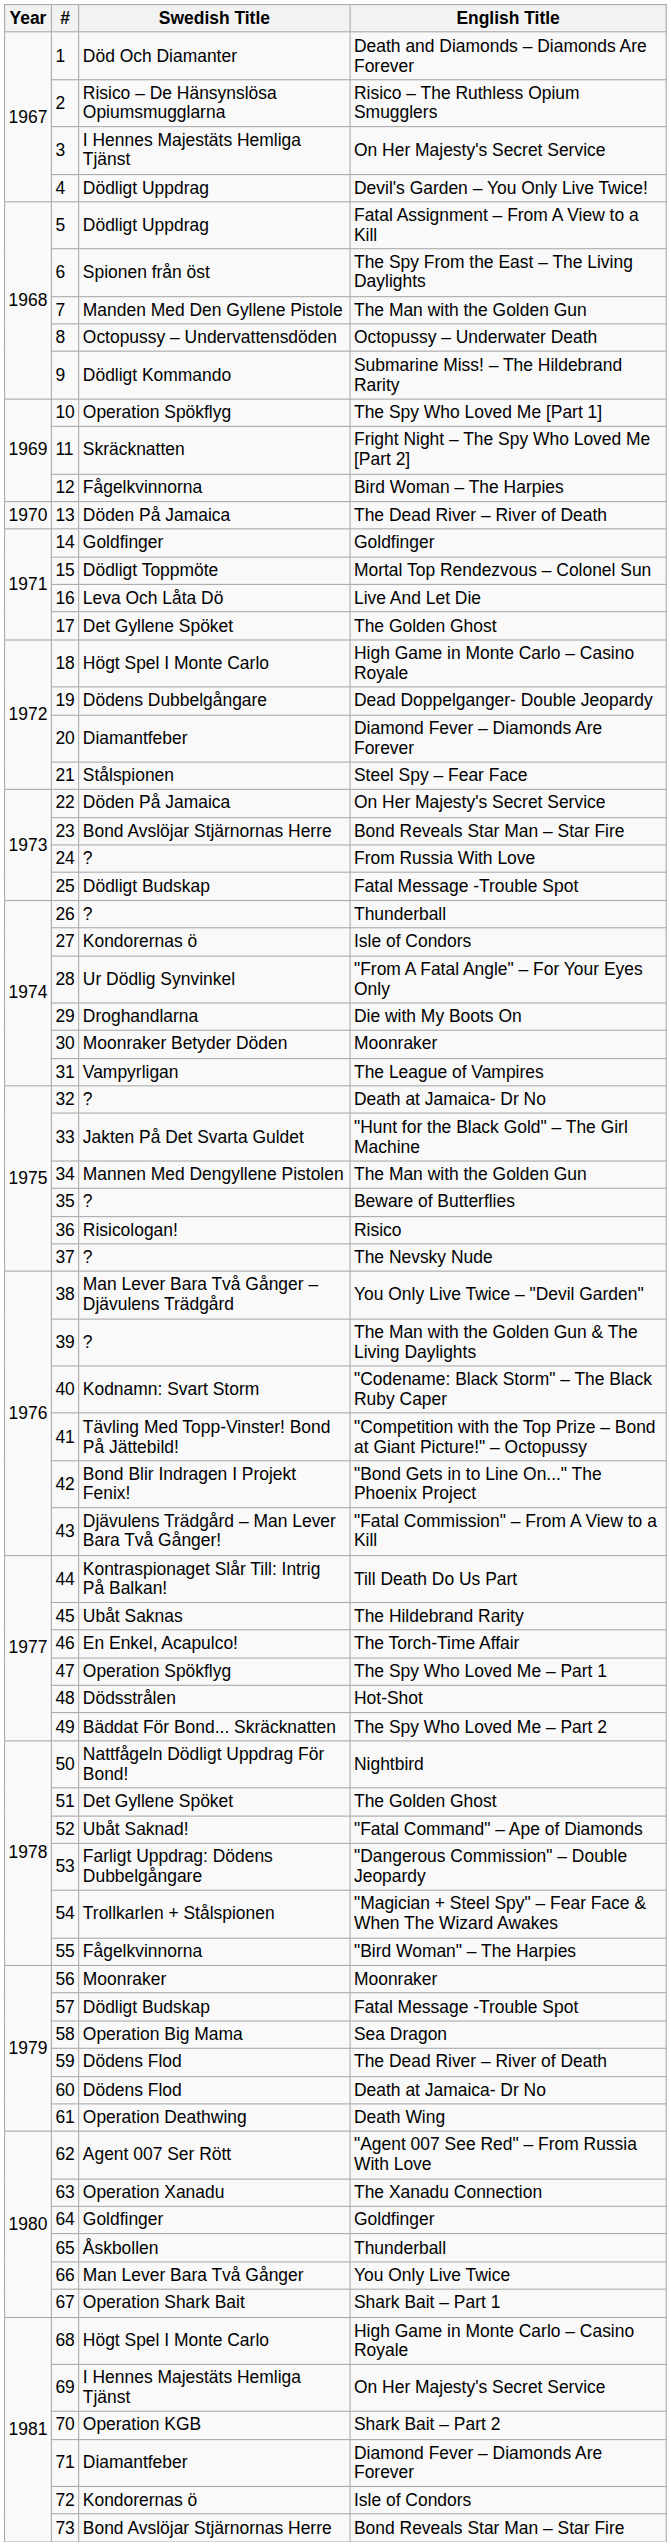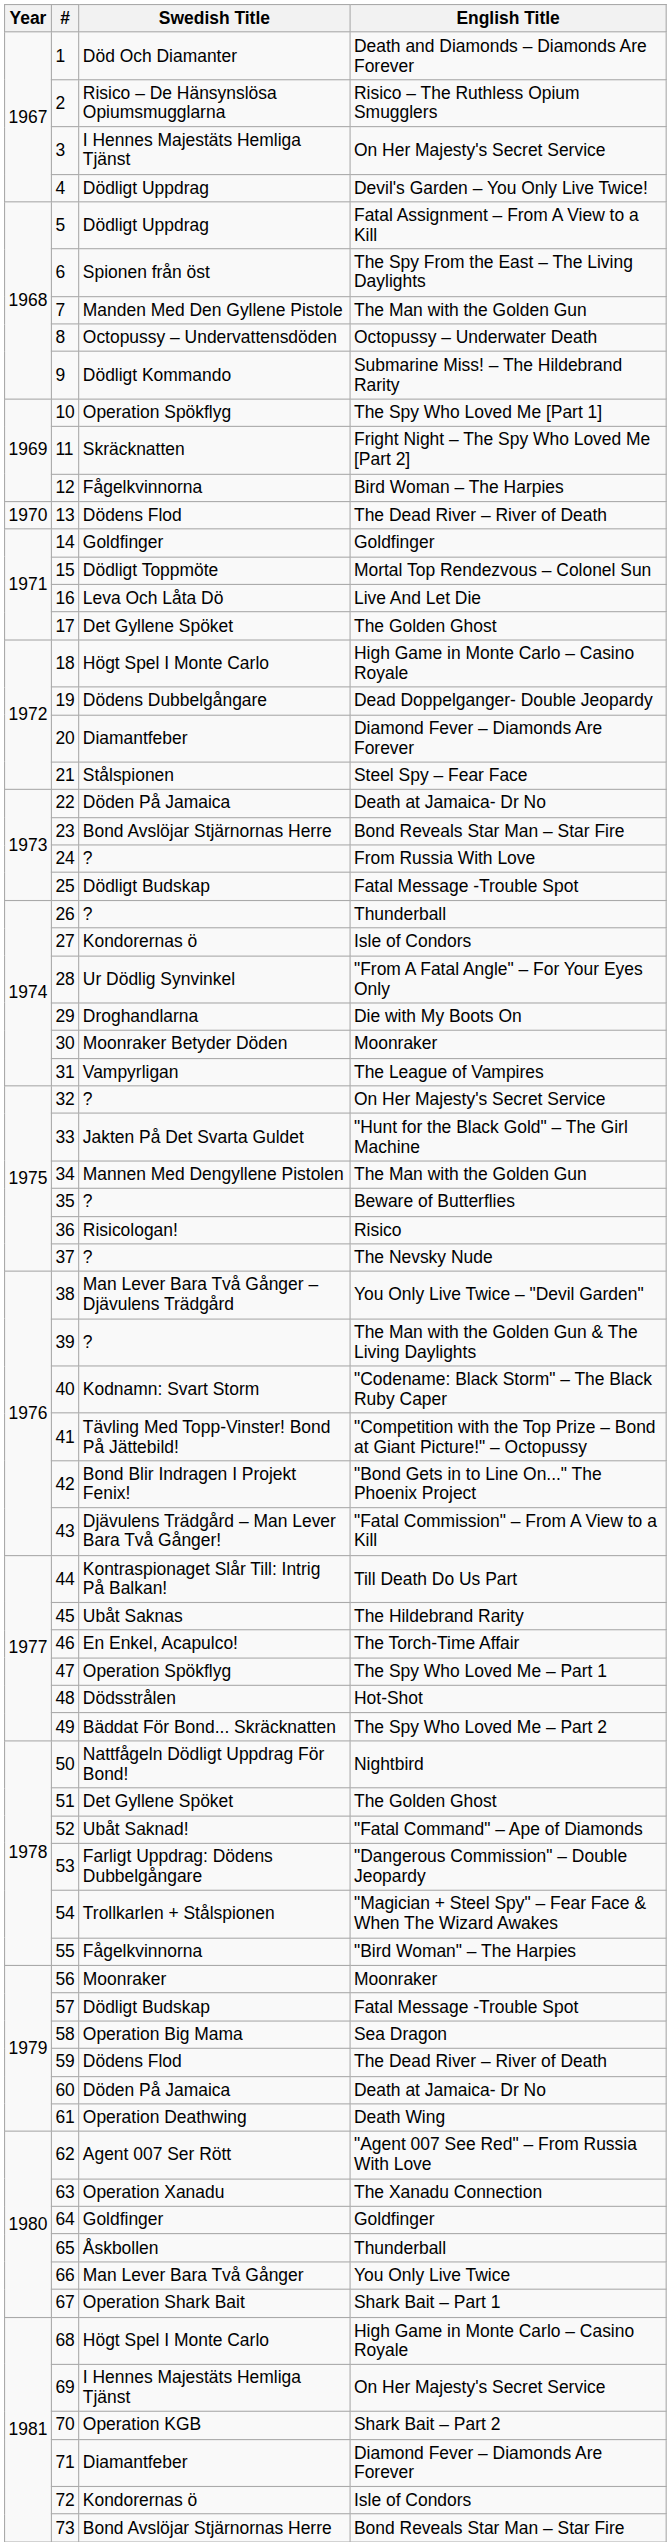(157, 515) Döden På Jamaica -> (132, 515) Dödens Flod
(480, 803) On Her Majesty's Secret Service -> (450, 803) Death at Jamaica- Dr No
(450, 1099) Death at Jamaica- Dr No -> (480, 1099) On Her Majesty's Secret Service
(132, 2089) Dödens Flod -> (157, 2089) Döden På Jamaica
